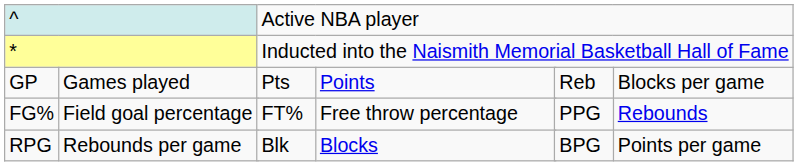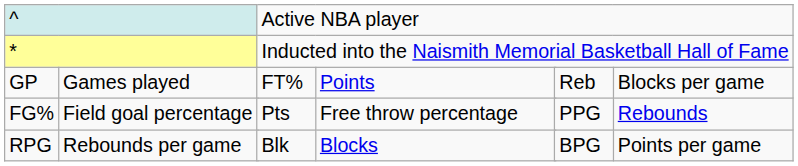(276, 82) Pts -> (282, 82) FT%
(282, 113) FT% -> (276, 113) Pts
